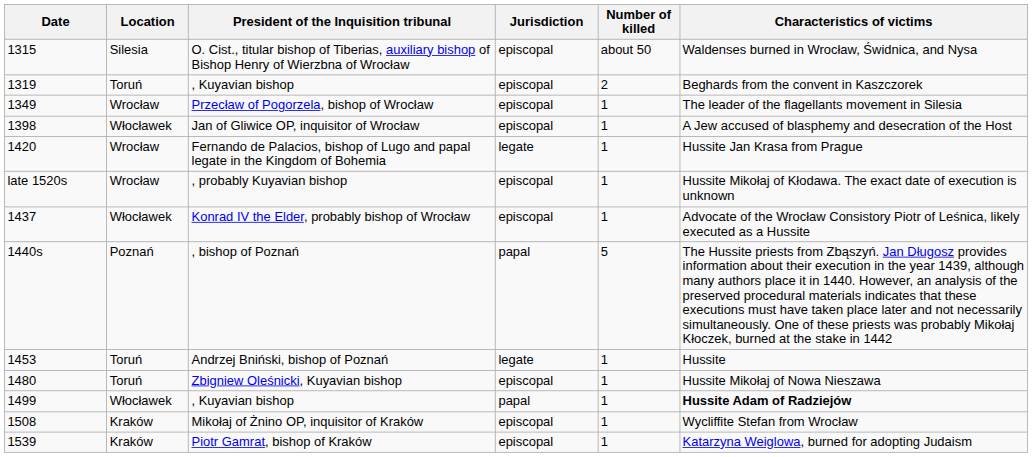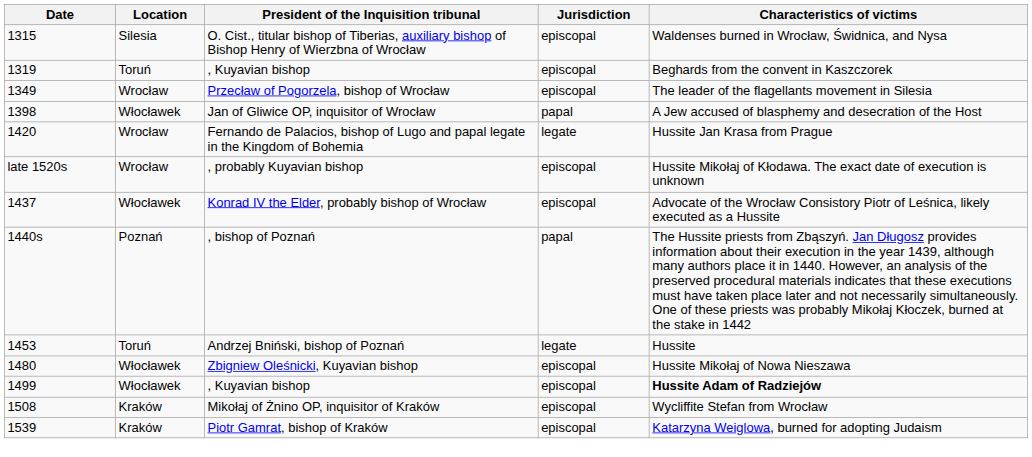- column: (639, 22)
(526, 126) episcopal -> (557, 111) papal
(126, 380) Toruń -> (150, 366) Włocławek
(514, 401) papal -> (569, 386) episcopal
